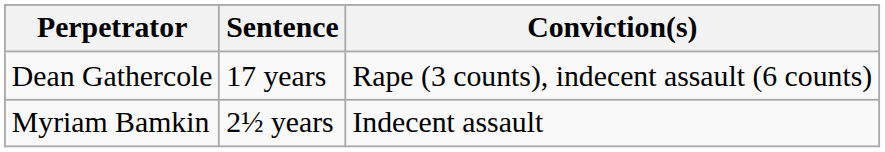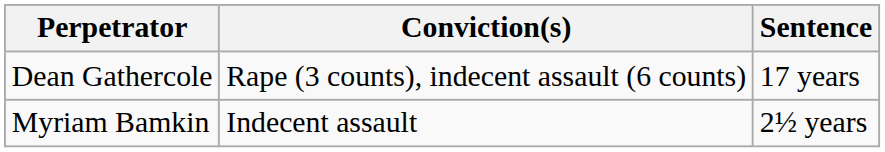columns swapped: (612, 28) <-> (282, 28)
